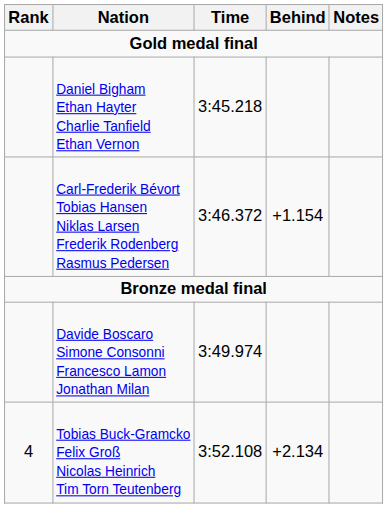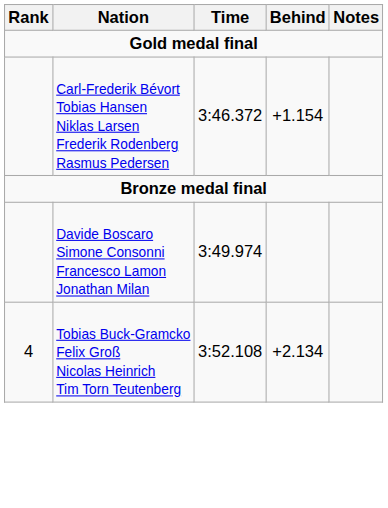- row: (103, 117)
